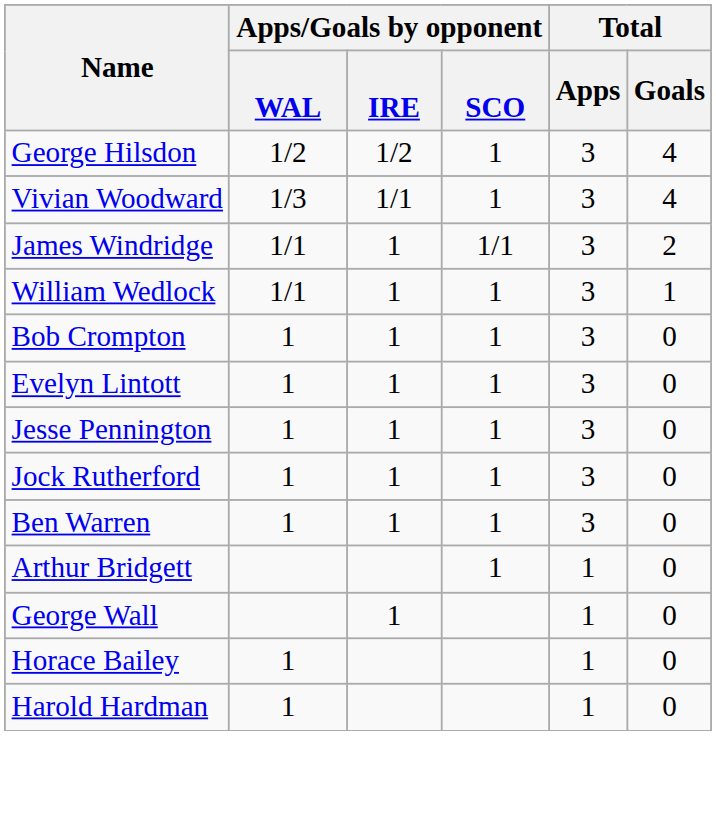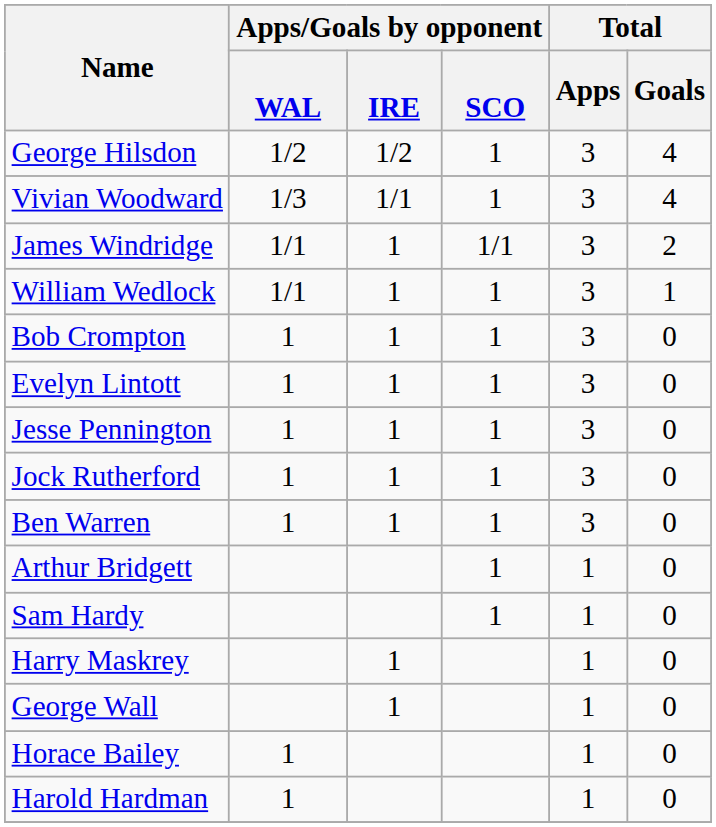+ row: (78, 614)
+ row: (100, 660)
